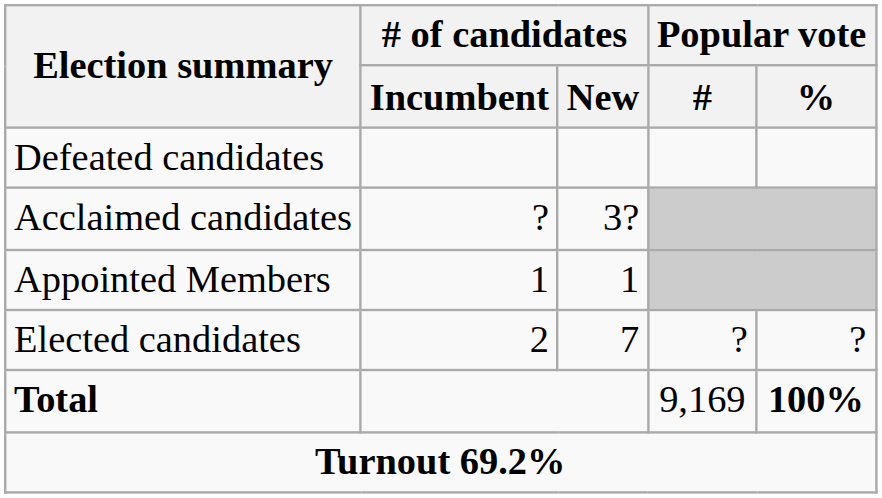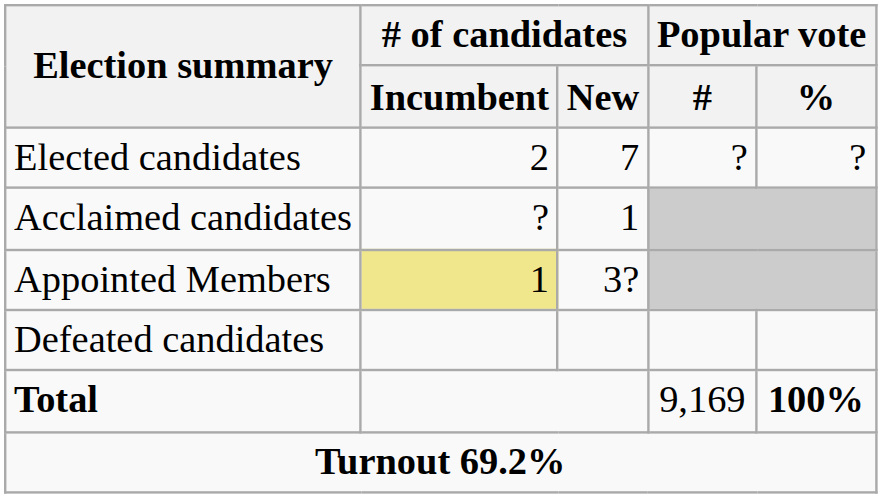rows swapped: (157, 339) <-> (169, 156)
(621, 217) 3? -> (630, 217) 1
(539, 278) no background -> (539, 278) khaki background
(630, 278) 1 -> (621, 278) 3?
